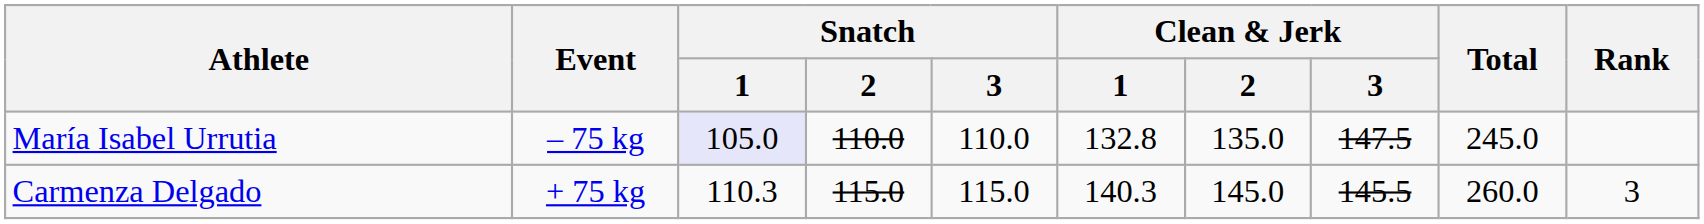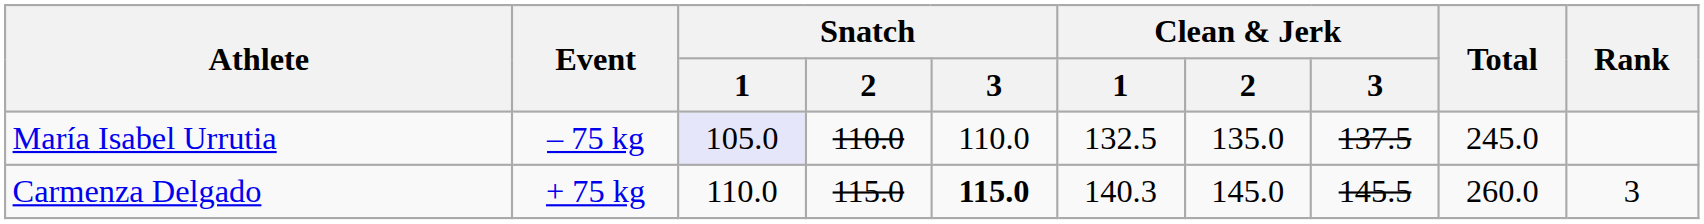(1120, 138) 132.8 -> (1120, 138) 132.5
(1375, 138) 147.5 -> (1375, 138) 137.5
(742, 191) 110.3 -> (742, 191) 110.0
(994, 191) normal -> (994, 191) bold
